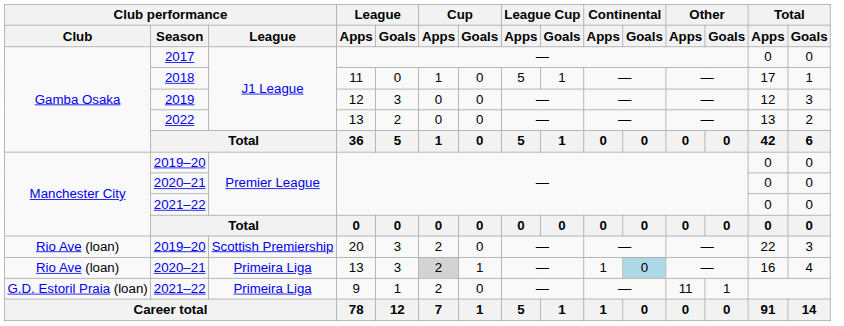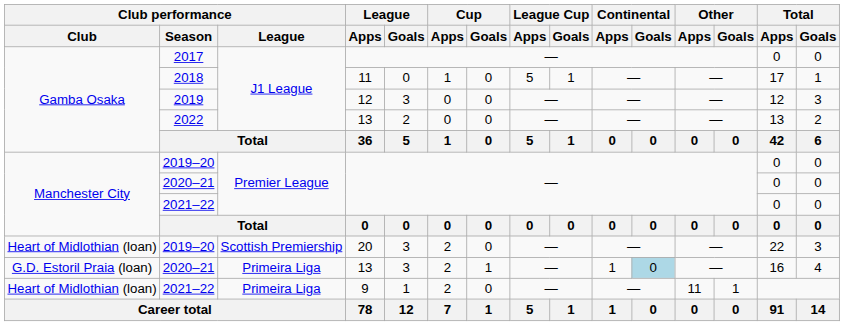(78, 246) Rio Ave (loan) -> (82, 246) Heart of Midlothian (loan)
(78, 267) Rio Ave (loan) -> (82, 267) G.D. Estoril Praia (loan)
(439, 267) lightgrey background -> (447, 267) no background
(78, 288) G.D. Estoril Praia (loan) -> (82, 288) Heart of Midlothian (loan)
